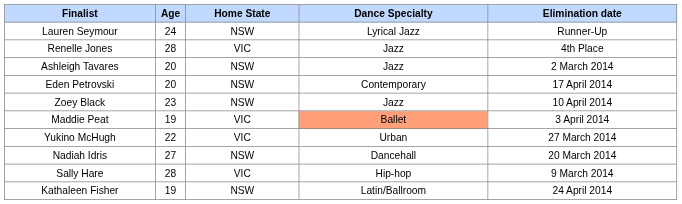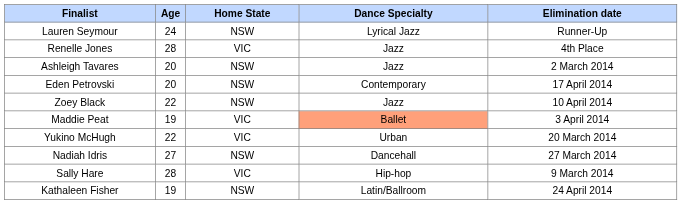(171, 102) 23 -> (171, 102) 22
(582, 137) 27 March 2014 -> (582, 137) 20 March 2014
(582, 155) 20 March 2014 -> (582, 155) 27 March 2014
